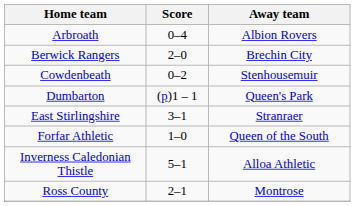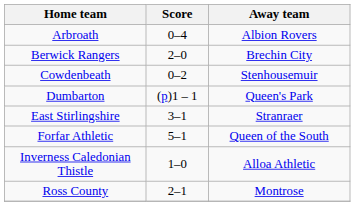(177, 136) 1–0 -> (177, 136) 5–1
(177, 163) 5–1 -> (177, 163) 1–0
